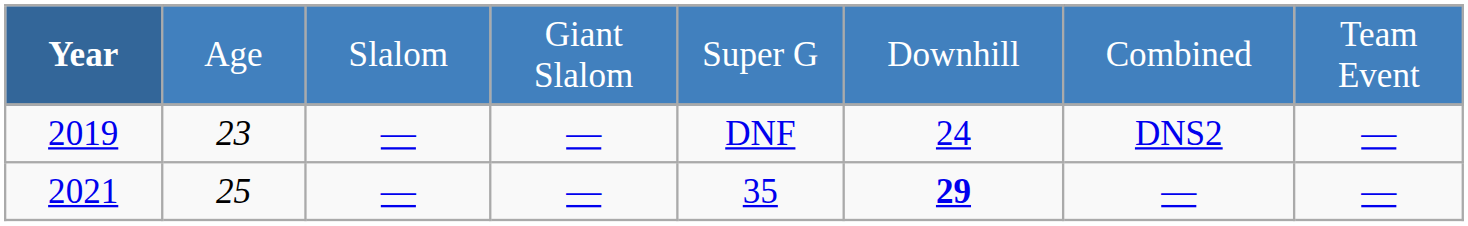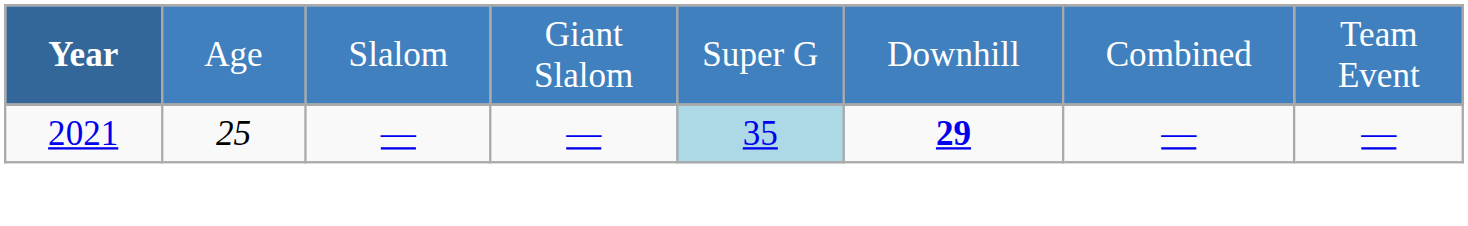- row: (83, 133)
(760, 191) no background -> (760, 133) lightblue background
